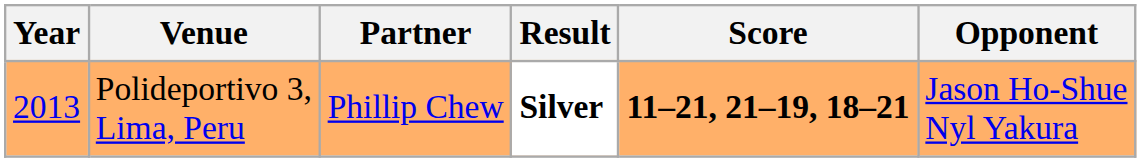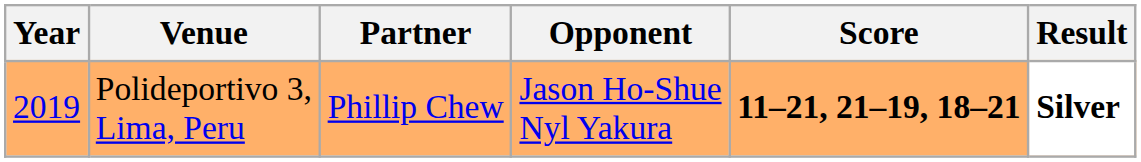columns swapped: (1026, 32) <-> (565, 32)
(47, 107) 2013 -> (47, 107) 2019
